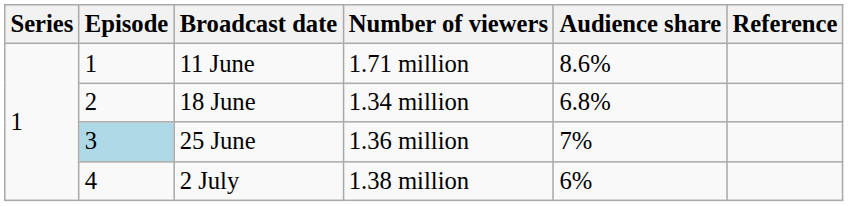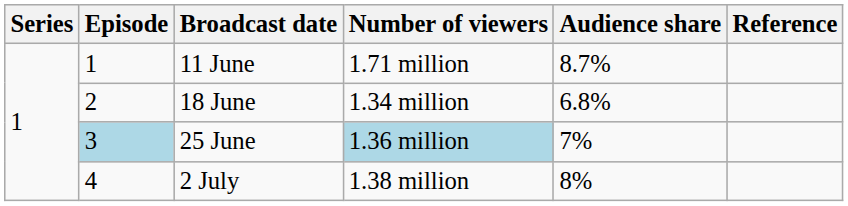(585, 63) 8.6% -> (585, 63) 8.7%
(409, 141) no background -> (409, 141) lightblue background
(576, 180) 6% -> (576, 180) 8%
